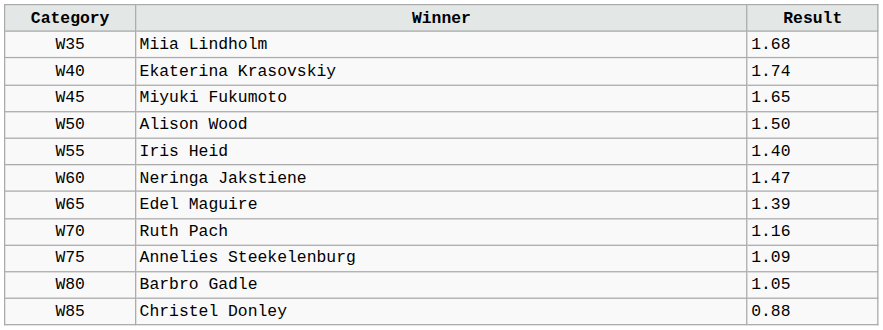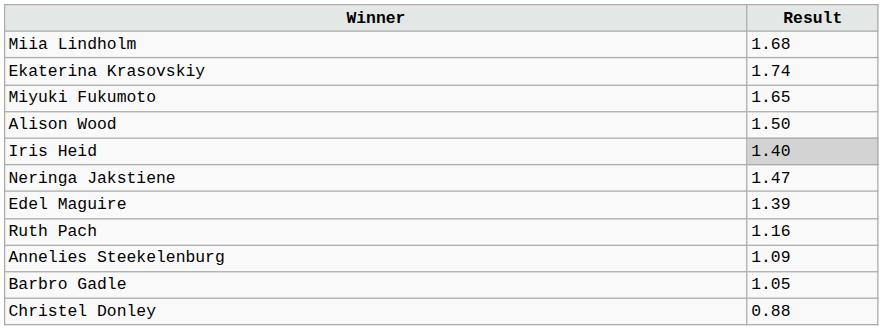- column: (70, 18)
(771, 151) no background -> (771, 151) lightgrey background
